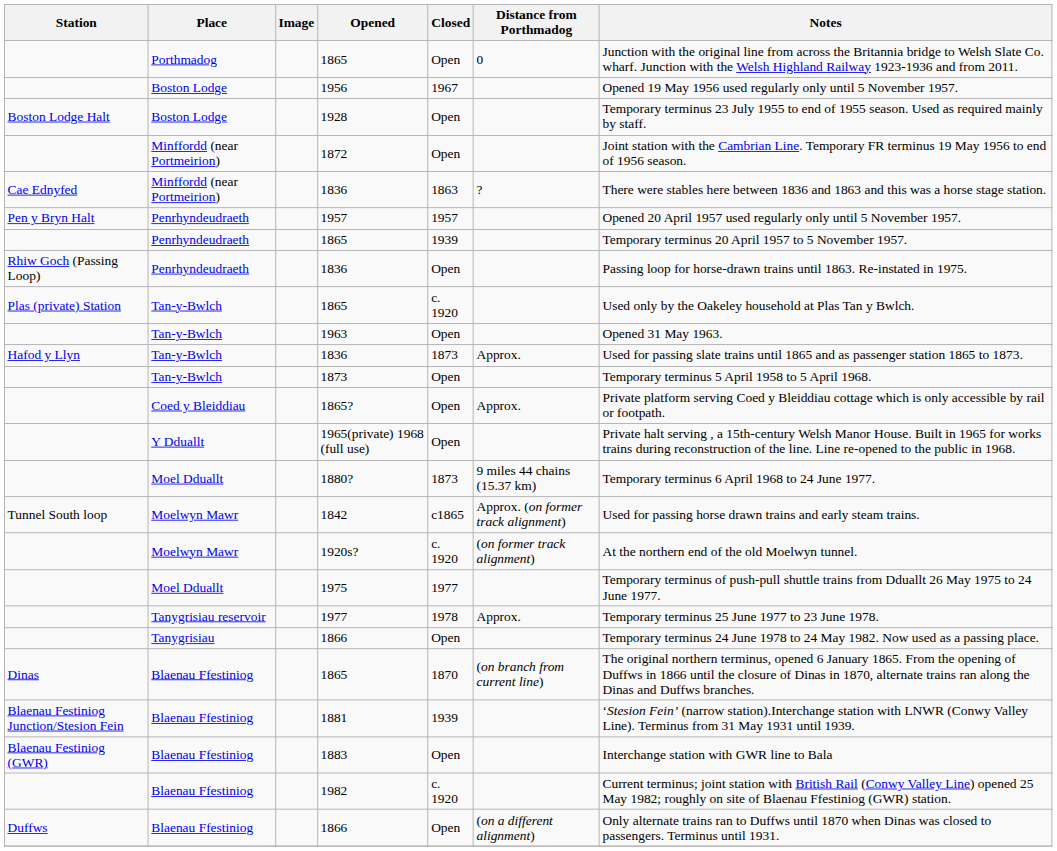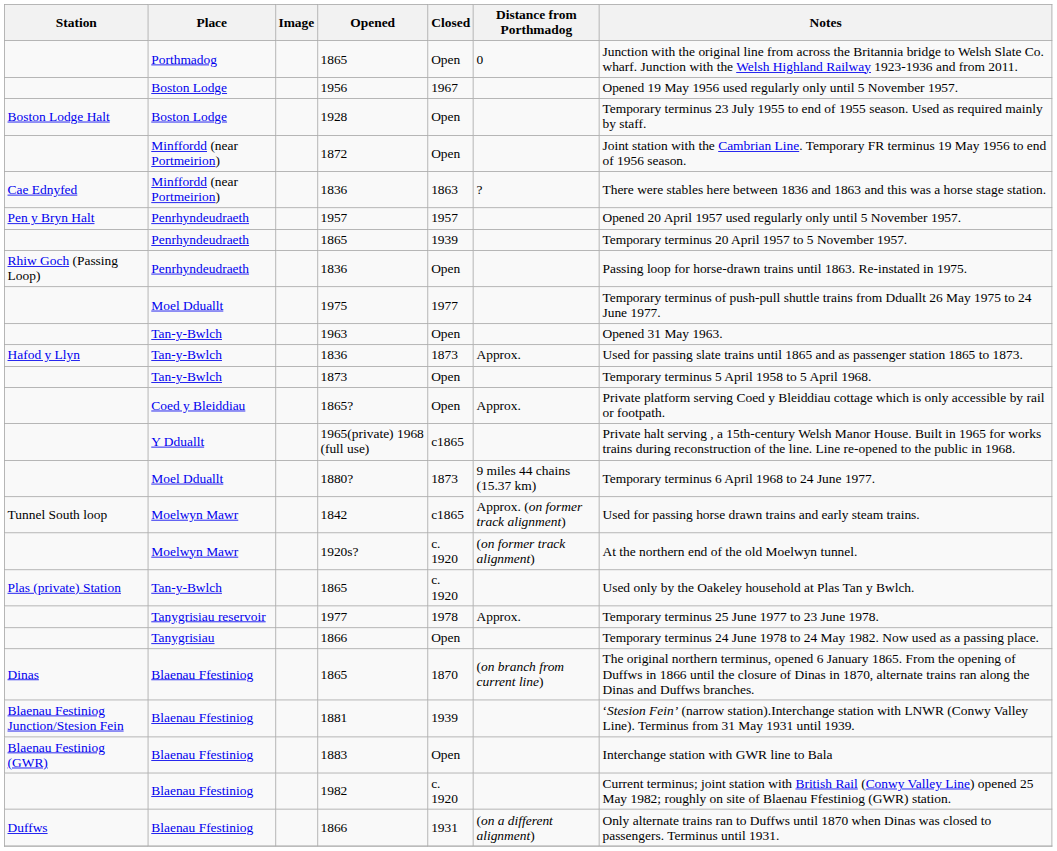rows swapped: (187, 305) <-> (187, 587)
(446, 442) Open -> (448, 442) c1865
(446, 827) Open -> (445, 827) 1931
